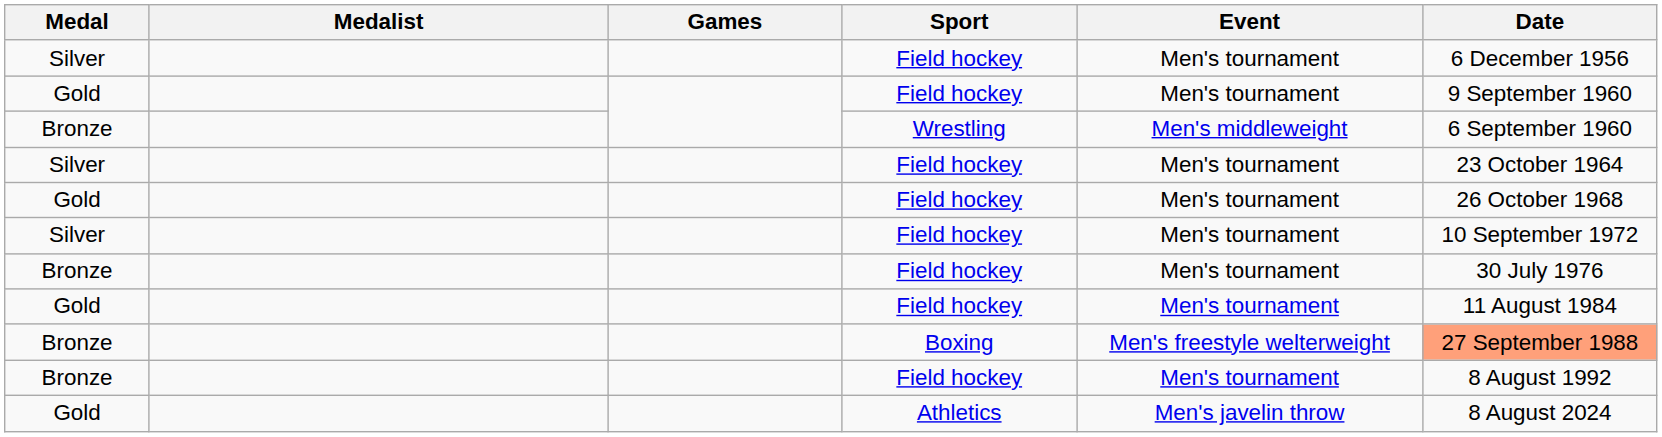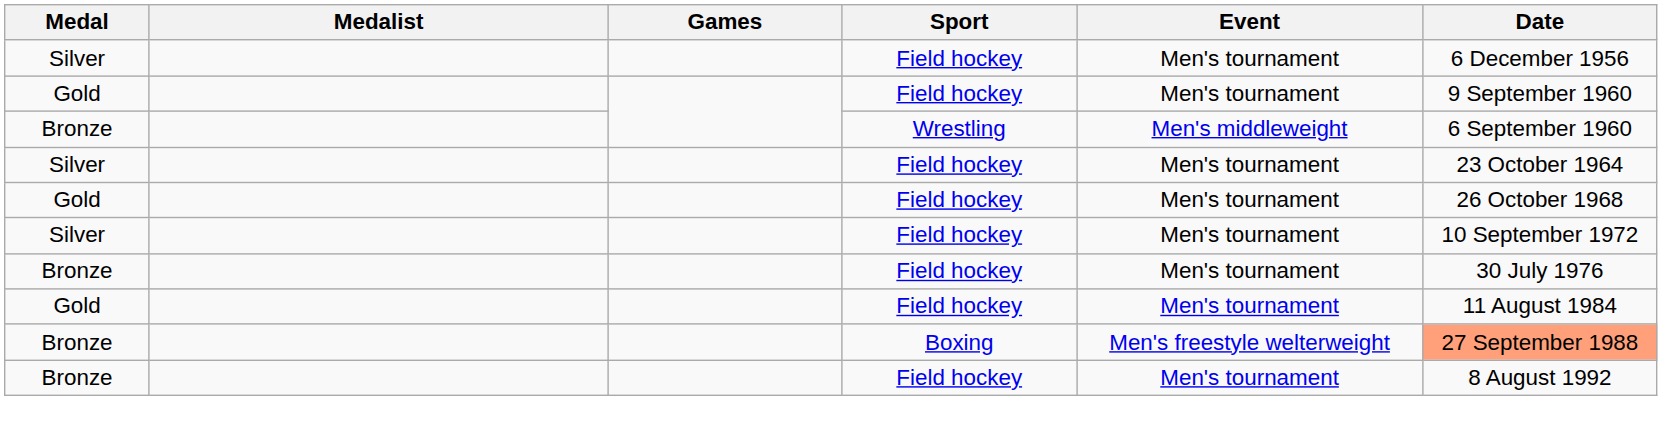- row: (77, 413)
